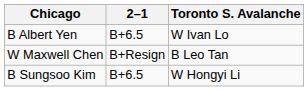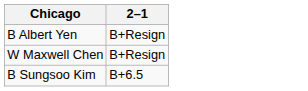- column: (236, 14)
(126, 34) B+6.5 -> (137, 34) B+Resign
